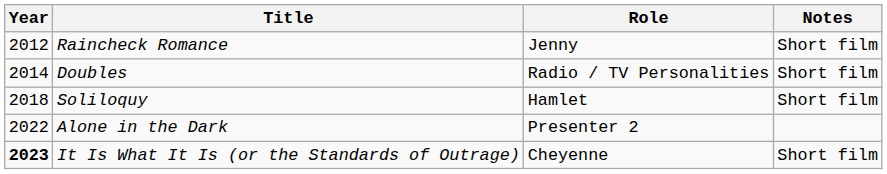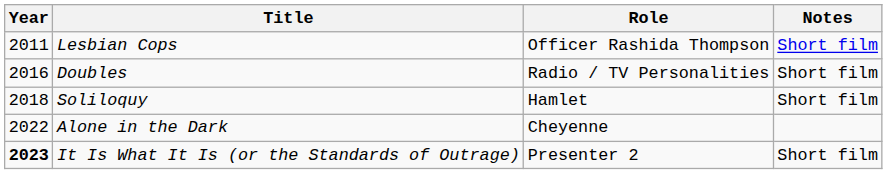+ row: (117, 46)
- row: (142, 46)
(29, 73) 2014 -> (29, 73) 2016
(583, 128) Presenter 2 -> (568, 128) Cheyenne
(568, 155) Cheyenne -> (583, 155) Presenter 2
